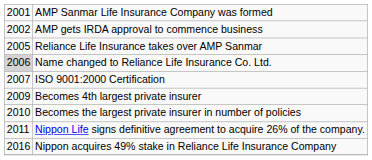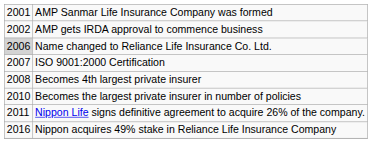- row: (149, 46)
(19, 96) 2009 -> (19, 79) 2008
